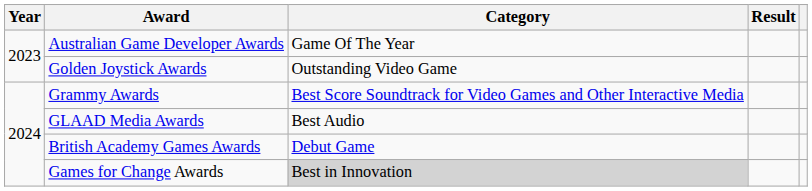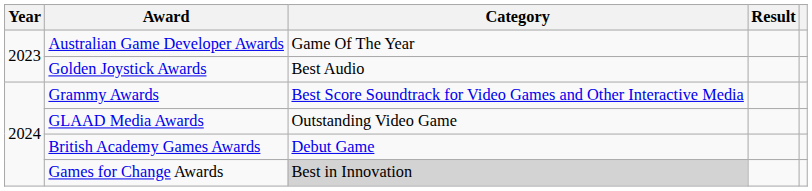(374, 69) Outstanding Video Game -> (328, 69) Best Audio
(328, 120) Best Audio -> (374, 120) Outstanding Video Game
